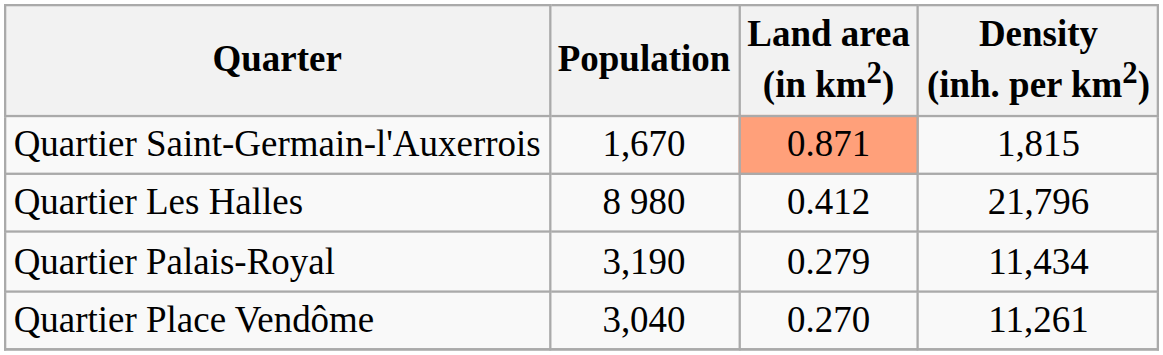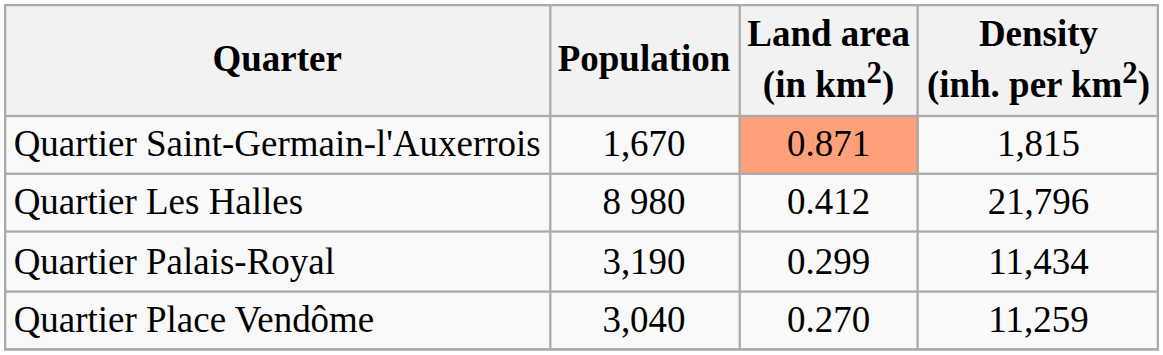(829, 261) 0.279 -> (829, 261) 0.299
(1038, 319) 11,261 -> (1038, 319) 11,259
